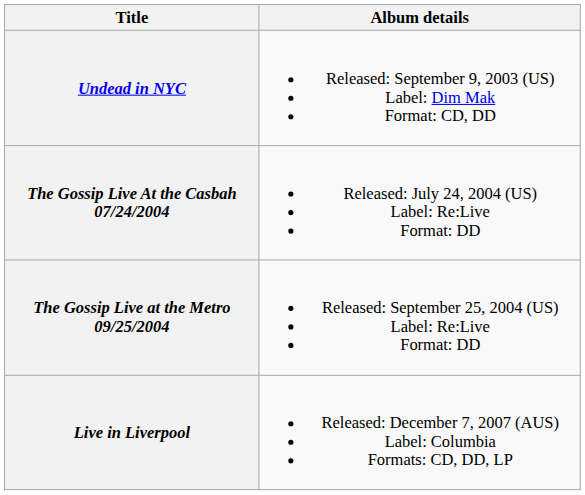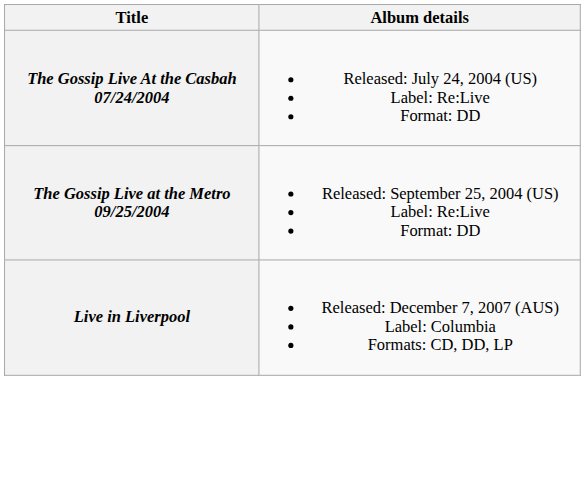- row: (132, 87)
